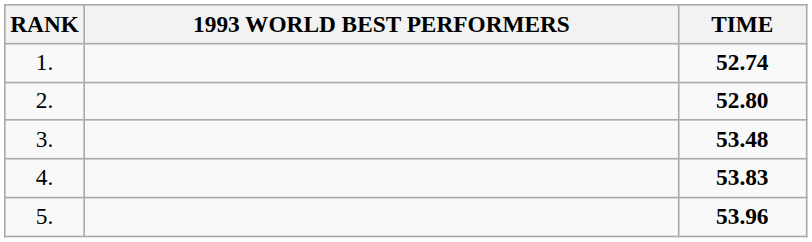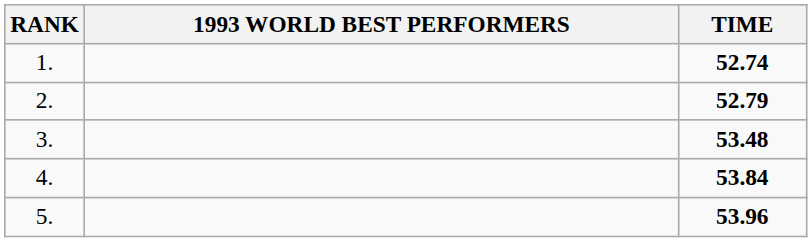(742, 101) 52.80 -> (742, 101) 52.79
(742, 178) 53.83 -> (742, 178) 53.84
